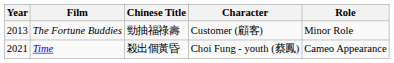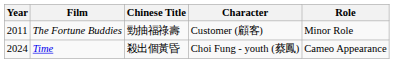(17, 30) 2013 -> (17, 30) 2011
(17, 49) 2021 -> (17, 49) 2024
